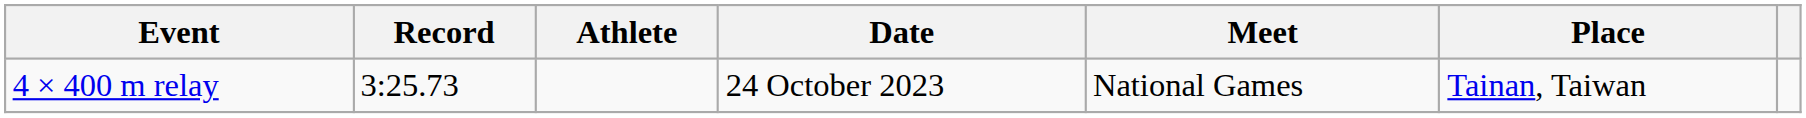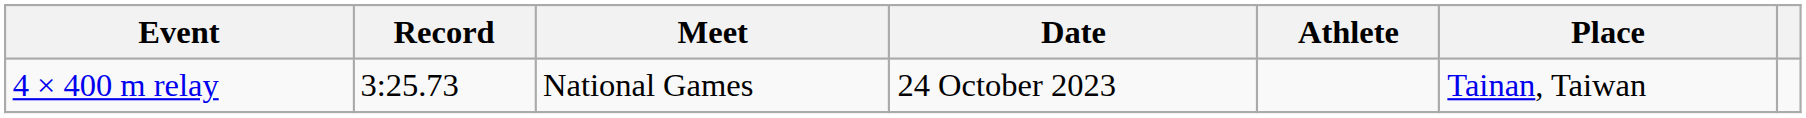columns swapped: (627, 31) <-> (1263, 31)
